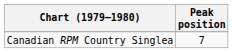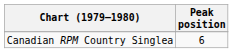(202, 40) 7 -> (202, 40) 6
